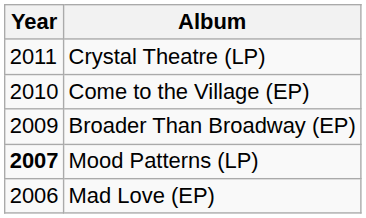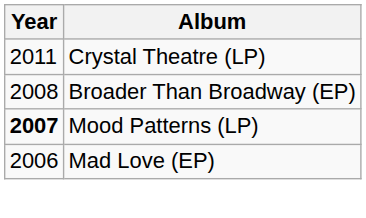- row: (189, 91)
(34, 126) 2009 -> (34, 91) 2008
